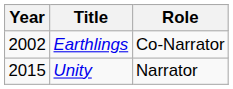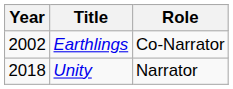(27, 71) 2015 -> (27, 71) 2018
